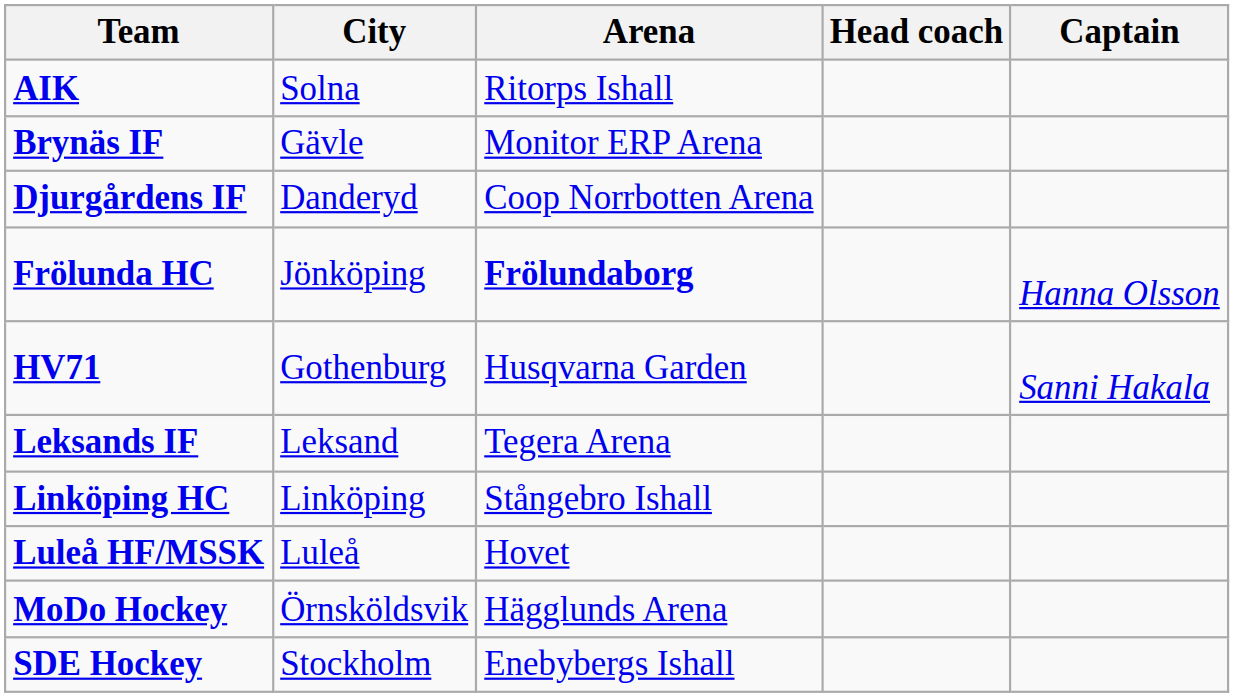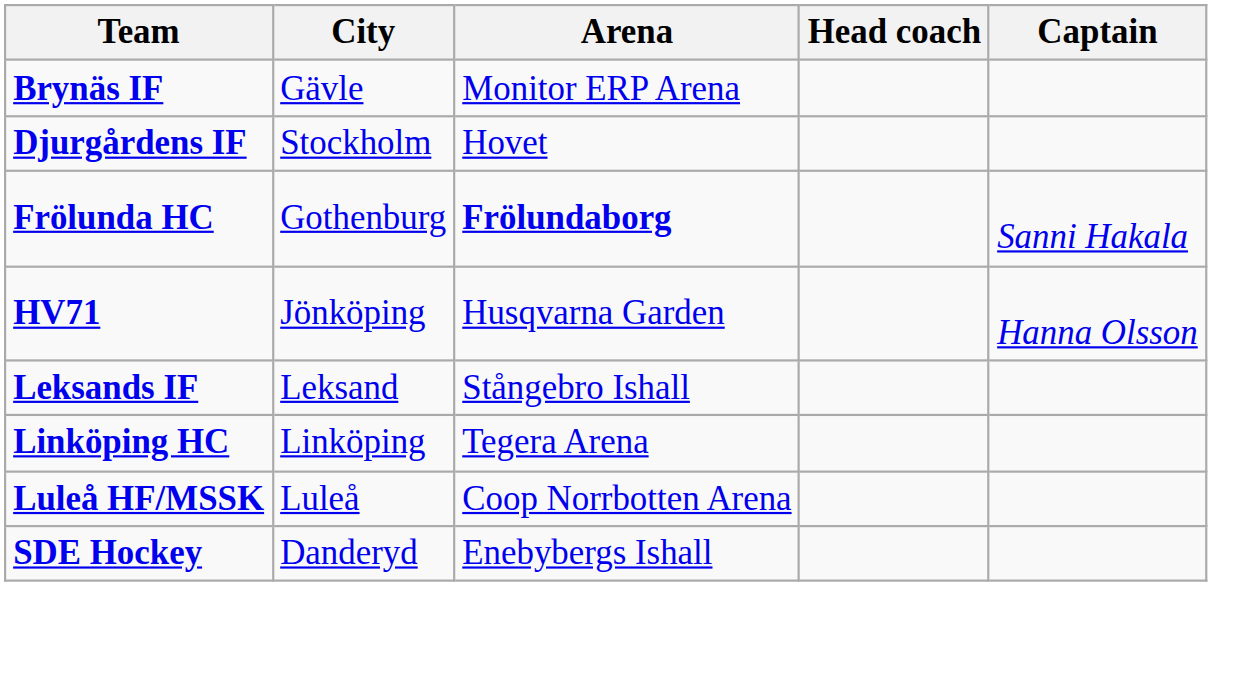- row: (46, 87)
(349, 198) Danderyd -> (356, 142) Stockholm
(649, 198) Coop Norrbotten Arena -> (505, 142) Hovet
(353, 273) Jönköping -> (363, 217) Gothenburg
(1119, 292) Hanna Olsson -> (1093, 237) Sanni Hakala
(363, 367) Gothenburg -> (353, 312) Jönköping
(1115, 387) Sanni Hakala -> (1097, 331) Hanna Olsson
(577, 442) Tegera Arena -> (576, 387) Stångebro Ishall
(598, 497) Stångebro Ishall -> (555, 442) Tegera Arena
(527, 553) Hovet -> (627, 497) Coop Norrbotten Arena
- row: (120, 608)
(356, 663) Stockholm -> (349, 553) Danderyd
